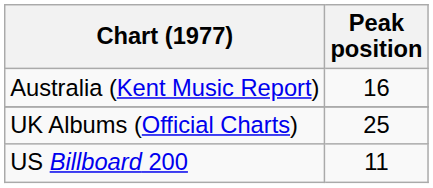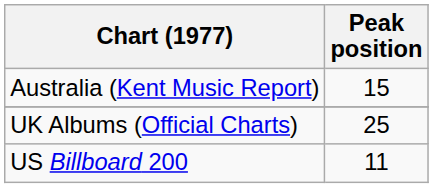(376, 87) 16 -> (376, 87) 15
